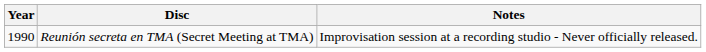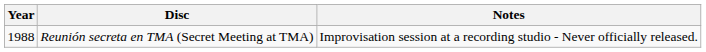(21, 36) 1990 -> (21, 36) 1988
